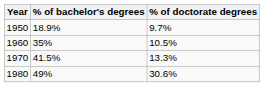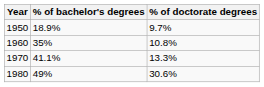(163, 43) 10.5% -> (163, 43) 10.8%
(47, 58) 41.5% -> (47, 58) 41.1%
